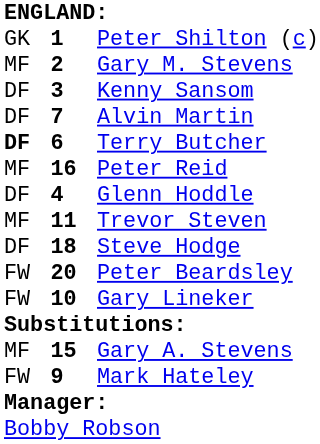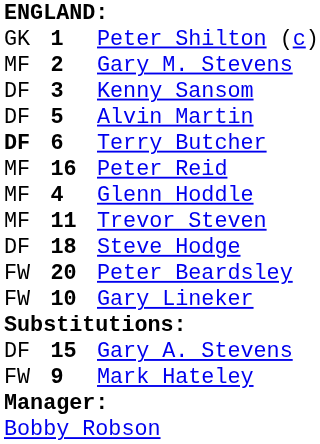(57, 117) 7 -> (57, 117) 5
(17, 195) DF -> (17, 195) MF
(17, 352) MF -> (17, 352) DF
